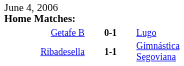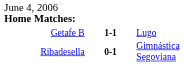(111, 32) 0-1 -> (111, 32) 1-1
(111, 51) 1-1 -> (111, 51) 0-1
